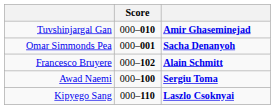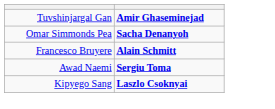- column: (137, 13)
